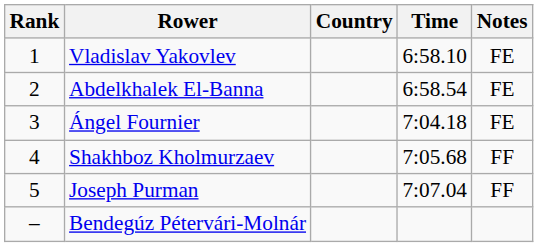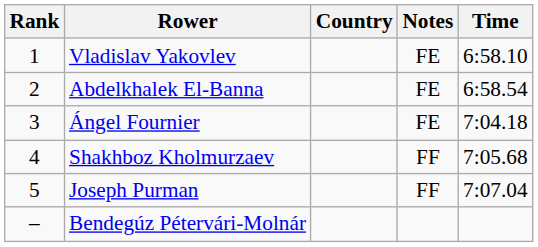columns swapped: (435, 21) <-> (502, 21)
